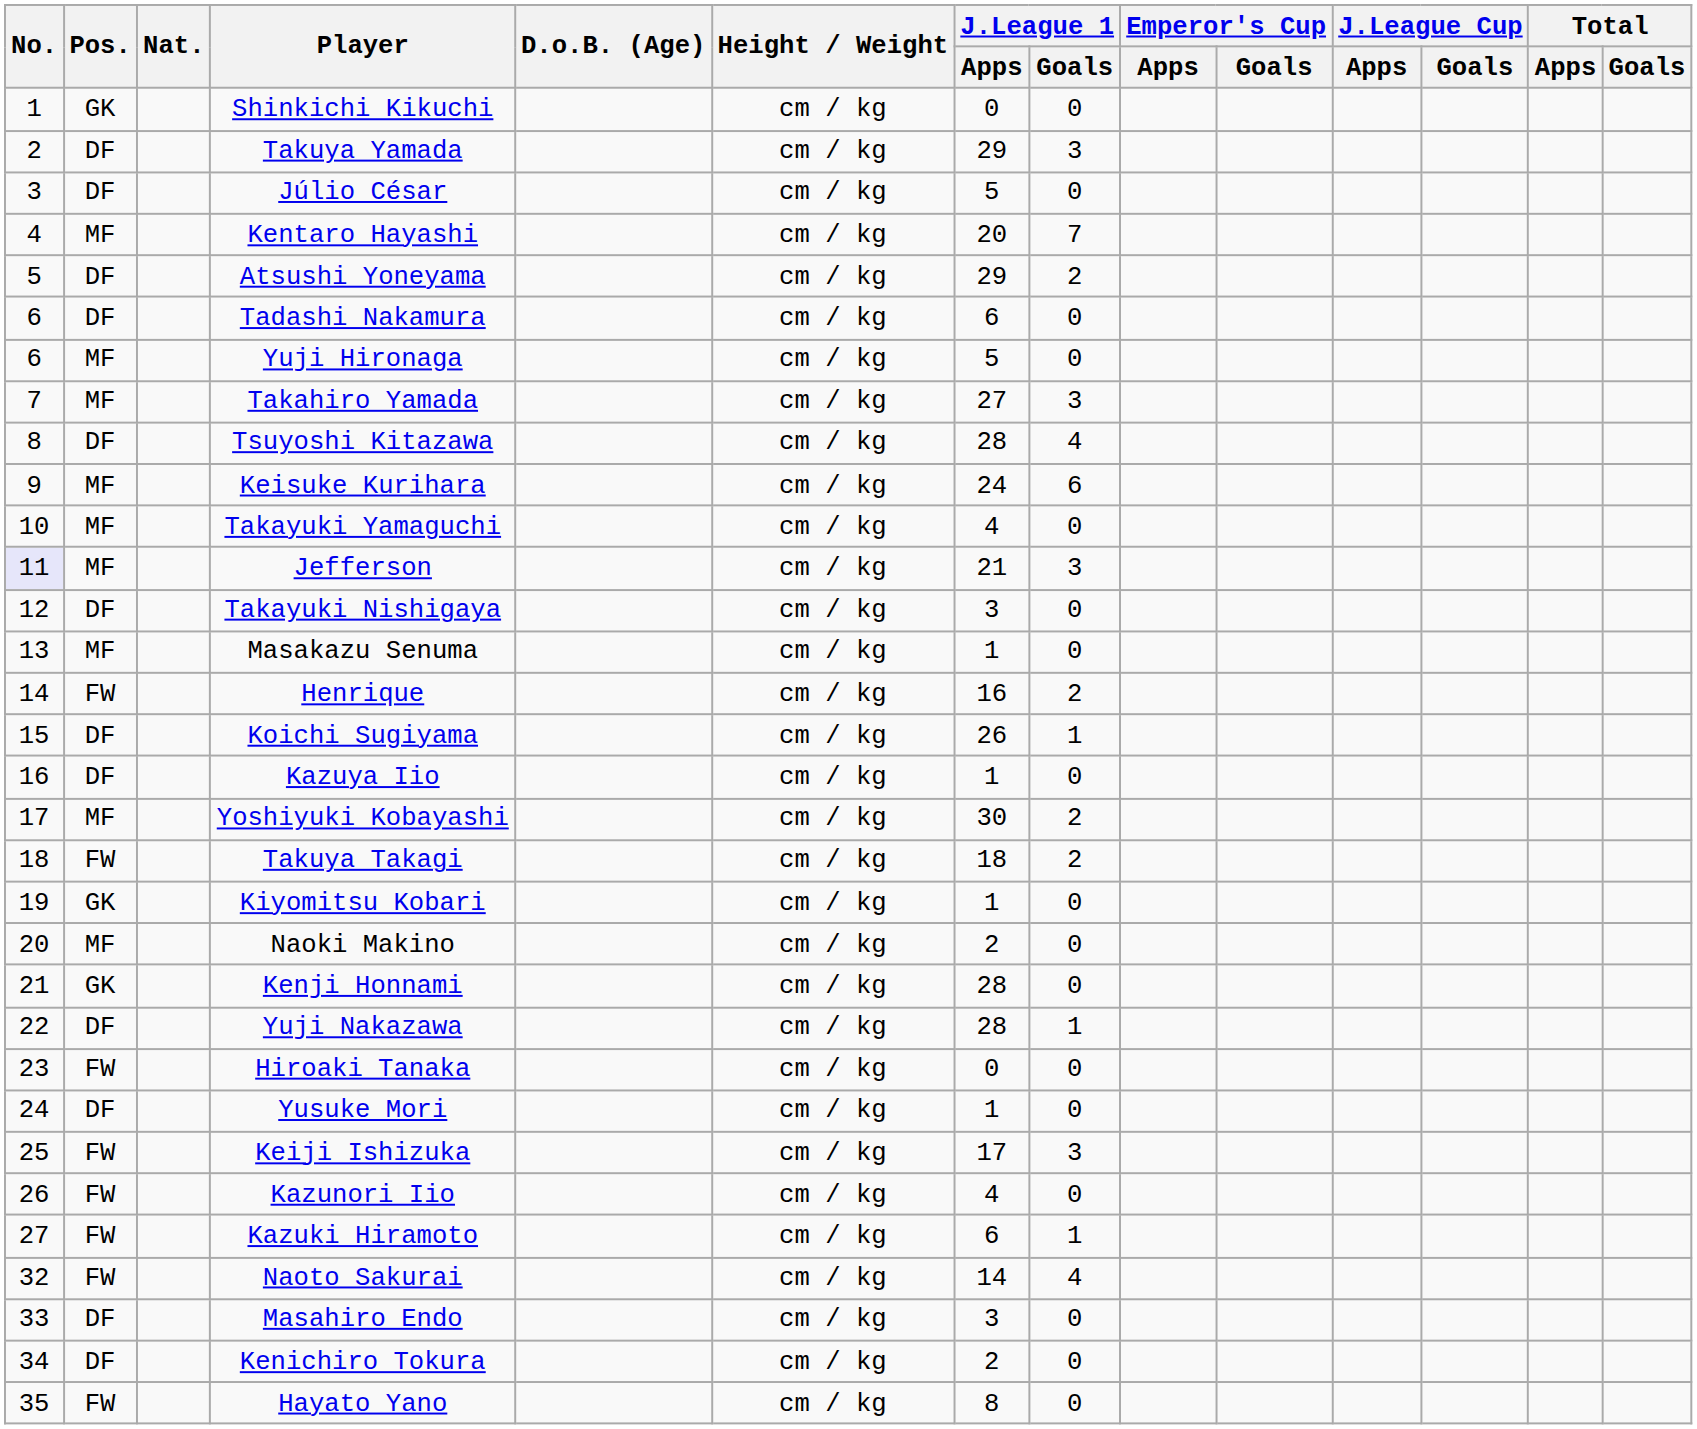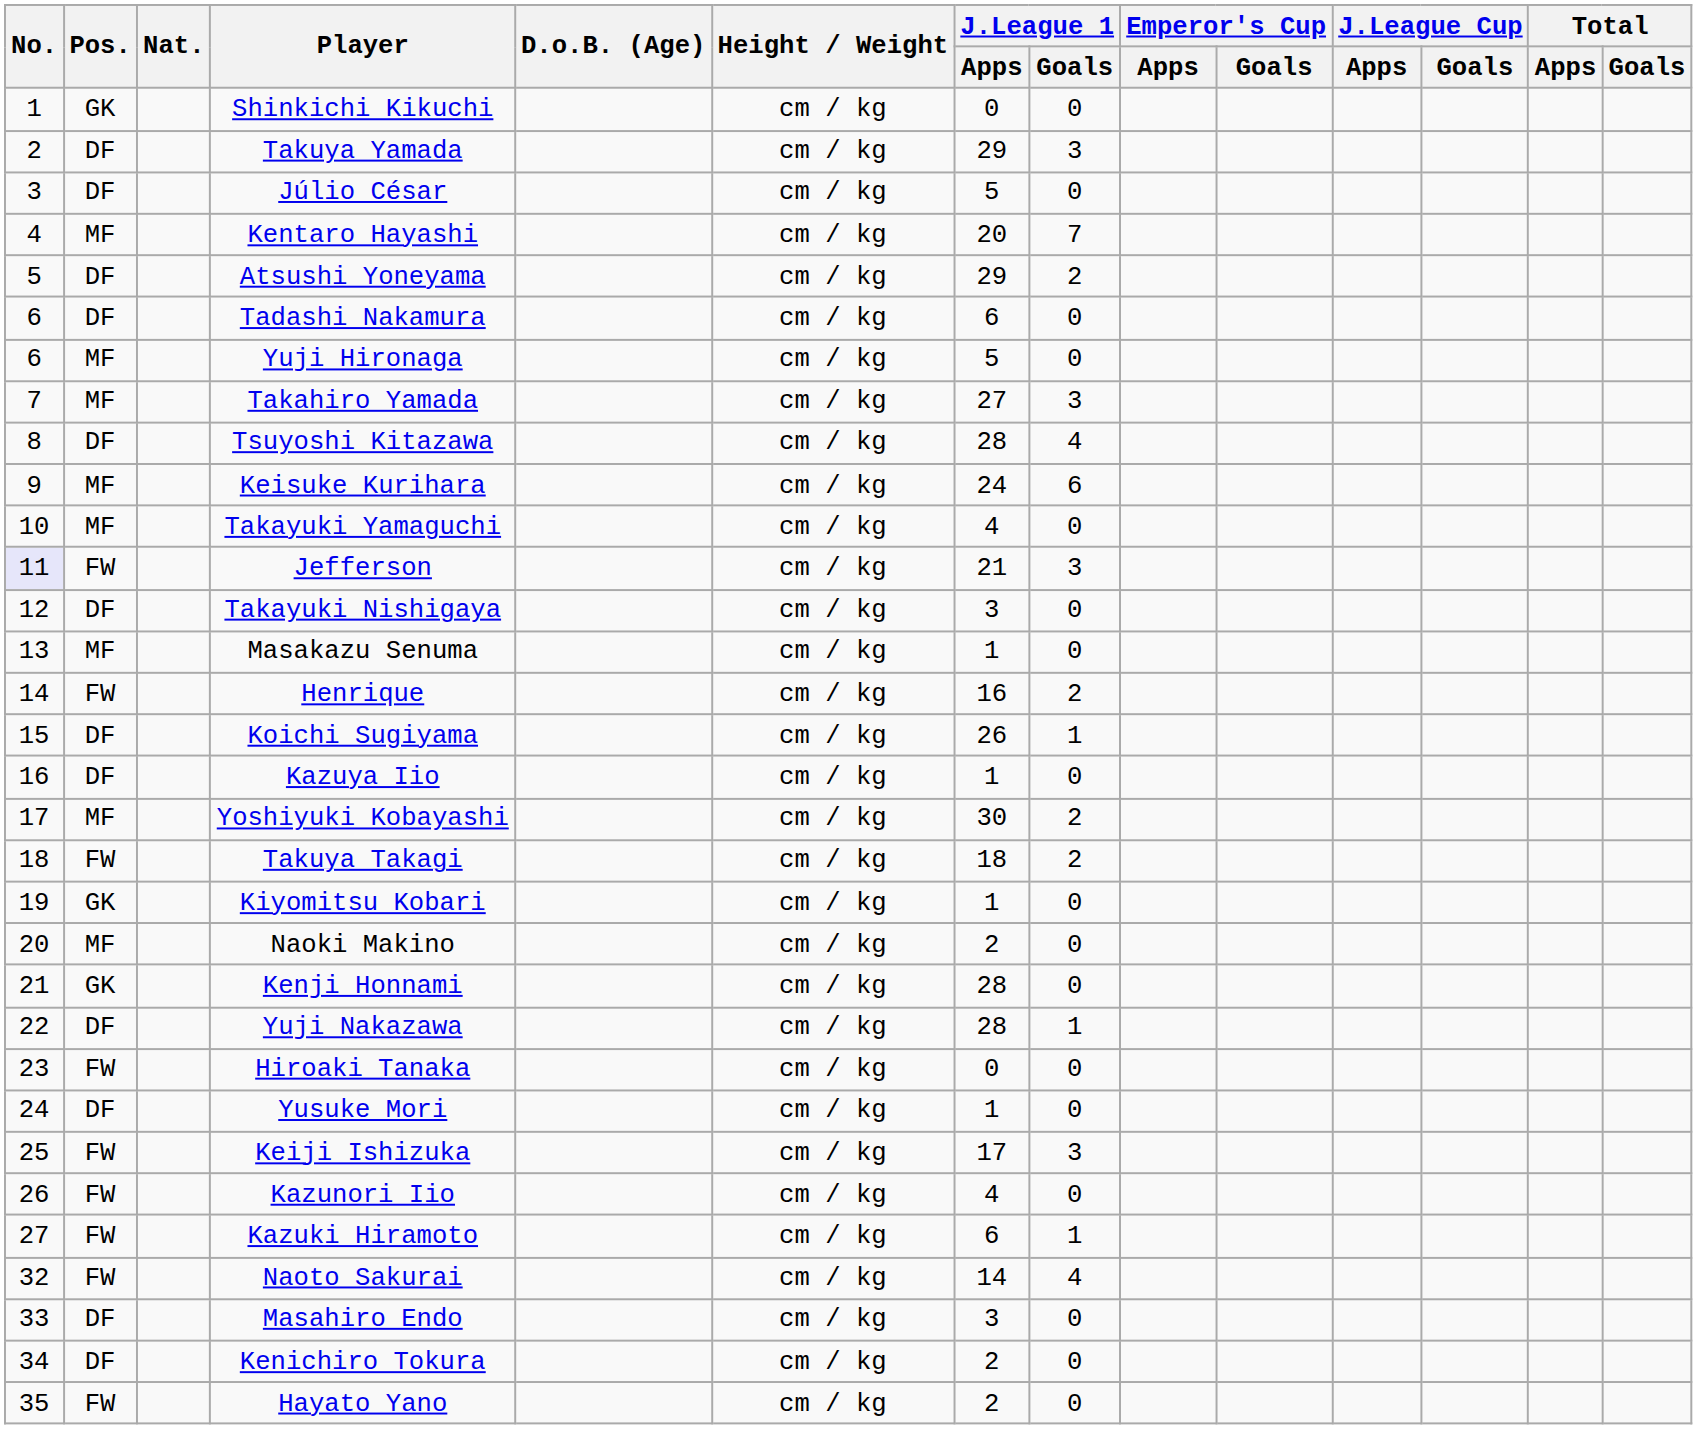(100, 568) MF -> (100, 568) FW
(992, 1403) 8 -> (992, 1403) 2
